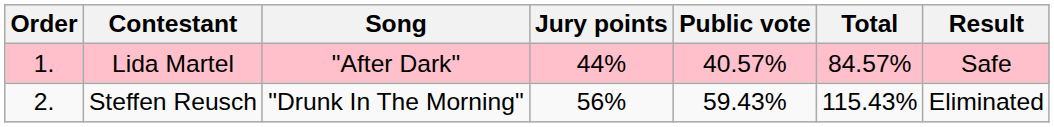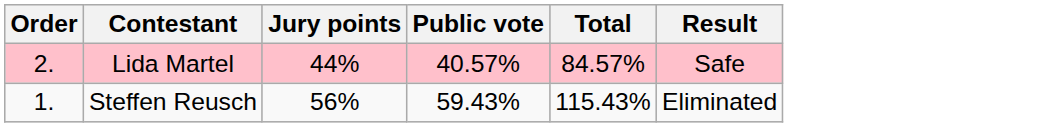- column: (396, 24)
(44, 63) 1. -> (44, 63) 2.
(44, 102) 2. -> (44, 102) 1.
